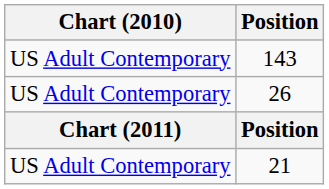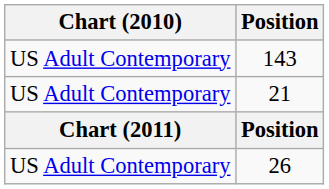rows swapped: (280, 93) <-> (280, 165)
